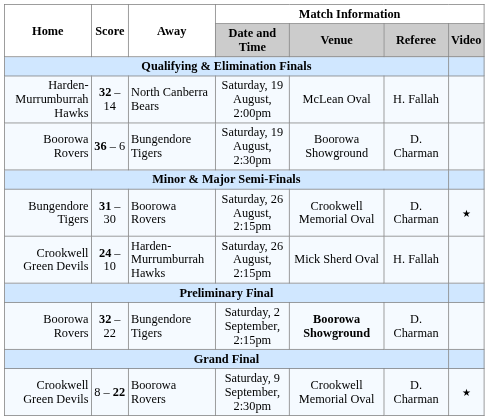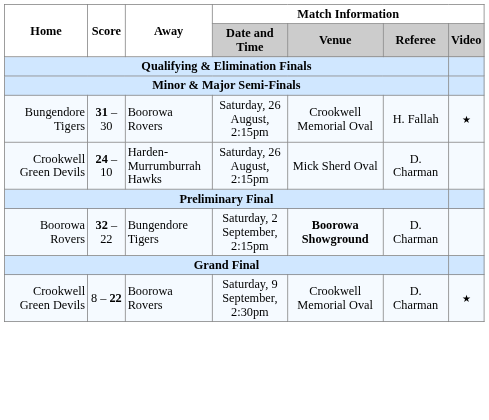- row: (110, 99)
- row: (110, 146)
(416, 212) D. Charman -> (416, 118) H. Fallah
(416, 259) H. Fallah -> (416, 165) D. Charman
